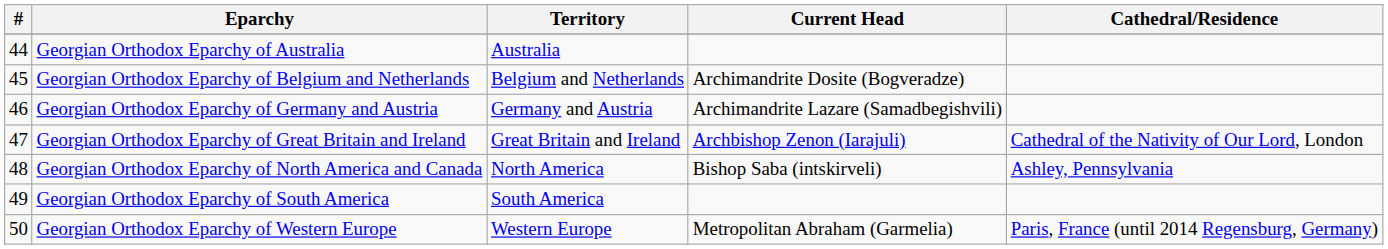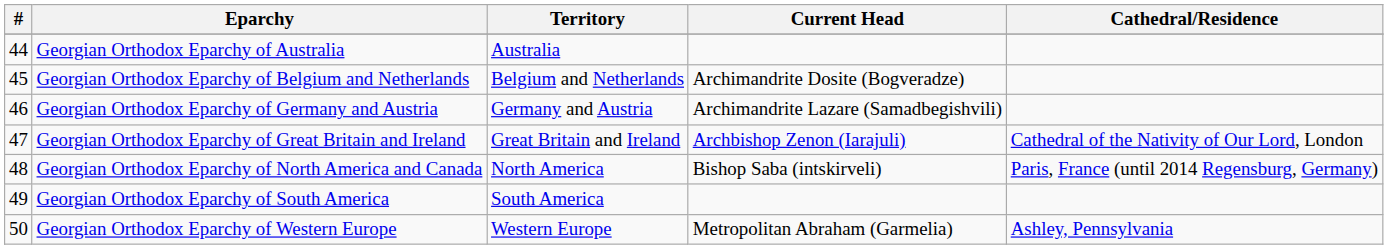(1092, 169) Ashley, Pennsylvania -> (1194, 169) Paris, France (until 2014 Regensburg, Germany)
(1194, 229) Paris, France (until 2014 Regensburg, Germany) -> (1092, 229) Ashley, Pennsylvania
